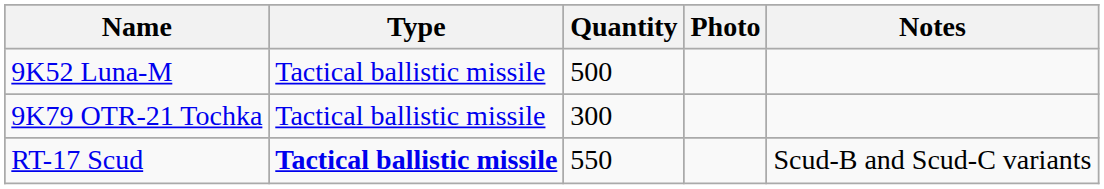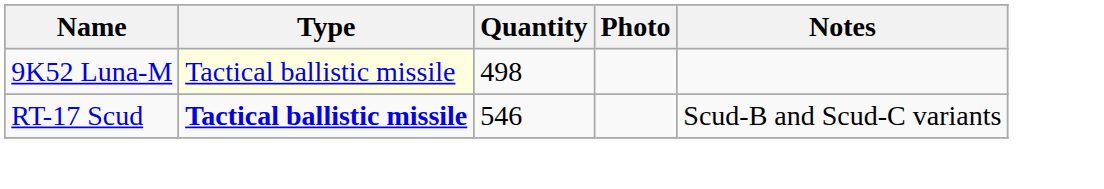(410, 71) no background -> (320, 71) lightyellow background
(591, 71) 500 -> (501, 71) 498
- row: (137, 115)
(591, 159) 550 -> (501, 115) 546
